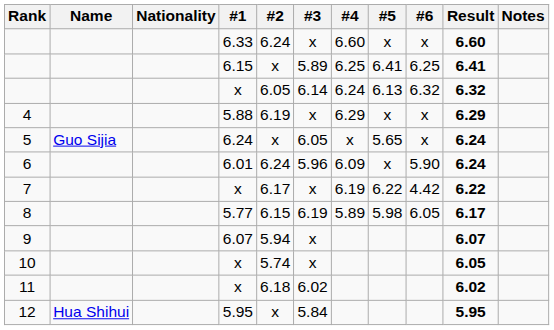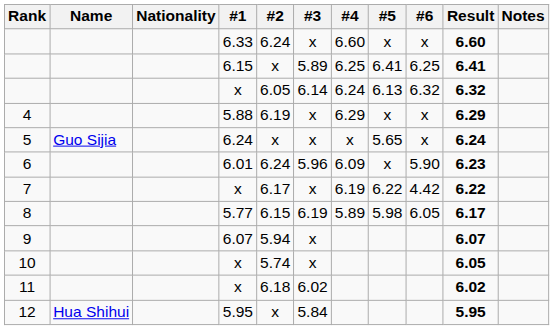(313, 139) 6.05 -> (313, 139) x
(471, 164) 6.24 -> (471, 164) 6.23
